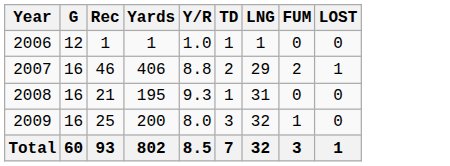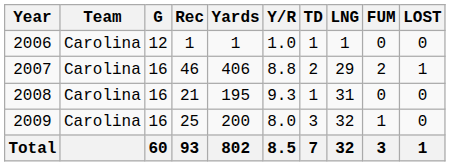+ column: (102, 18)
